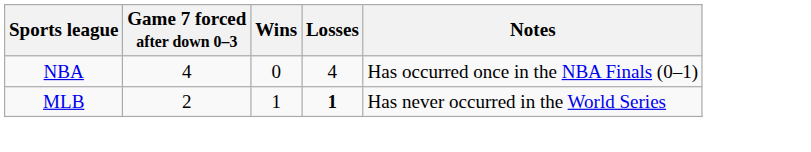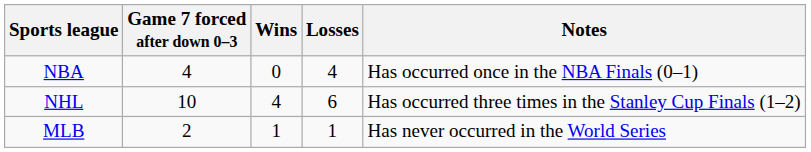+ row: (64, 101)
(332, 101) bold -> (332, 131) normal
